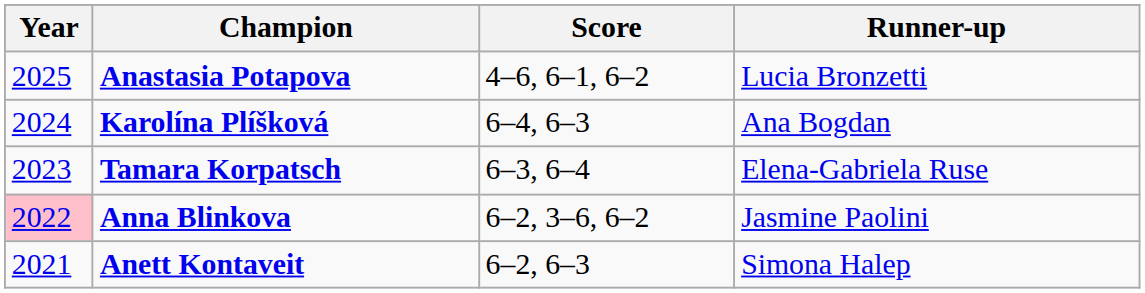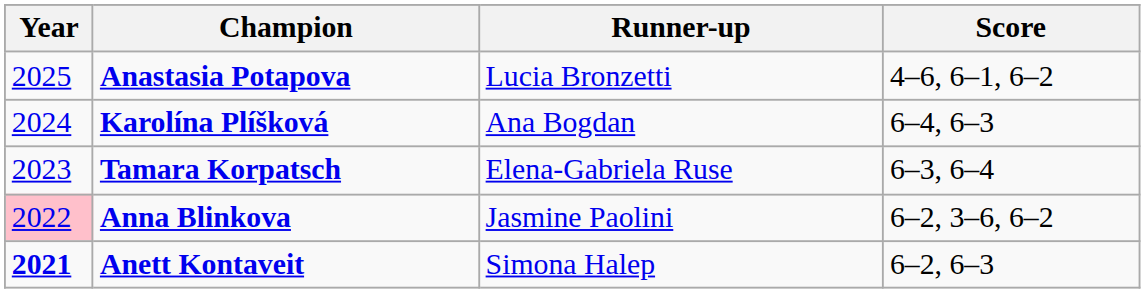columns swapped: (936, 28) <-> (607, 28)
(42, 264) normal -> (42, 264) bold
